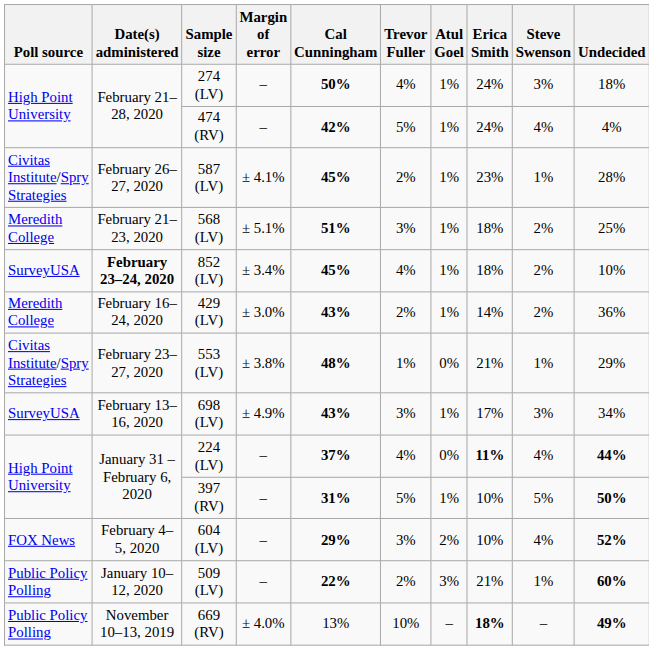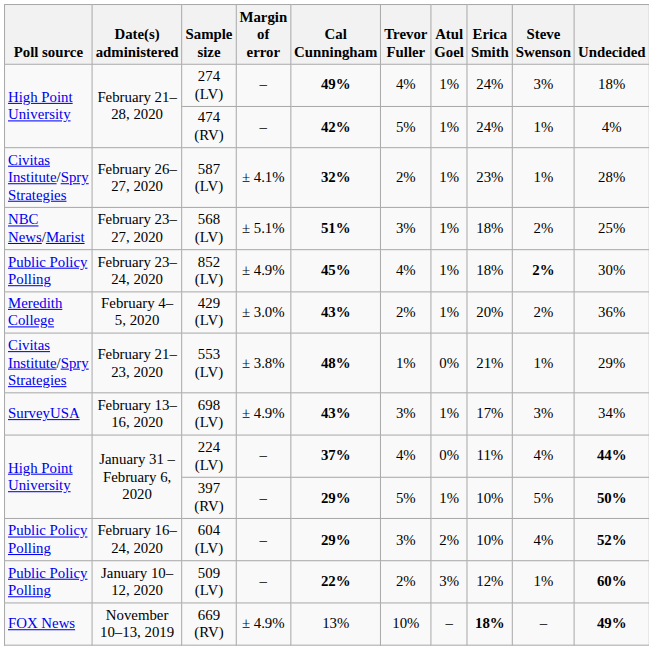(336, 85) 50% -> (336, 85) 49%
(543, 127) 4% -> (543, 127) 1%
(336, 178) 45% -> (336, 178) 32%
(35, 228) Meredith College -> (46, 228) NBC News/Marist
(137, 228) February 21–23, 2020 -> (137, 228) February 23–27, 2020
(44, 270) SurveyUSA -> (48, 270) Public Policy Polling
(137, 270) bold -> (137, 270) normal
(263, 270) ± 3.4% -> (263, 270) ± 4.9%
(543, 270) normal -> (543, 270) bold
(612, 270) 10% -> (612, 270) 30%
(137, 312) February 16–24, 2020 -> (137, 312) February 4–5, 2020
(490, 312) 14% -> (490, 312) 20%
(137, 363) February 23–27, 2020 -> (137, 363) February 21–23, 2020
(490, 456) bold -> (490, 456) normal
(336, 498) 31% -> (336, 498) 29%
(42, 540) FOX News -> (48, 540) Public Policy Polling
(137, 540) February 4–5, 2020 -> (137, 540) February 16–24, 2020
(490, 582) 21% -> (490, 582) 12%
(48, 624) Public Policy Polling -> (42, 624) FOX News
(263, 624) ± 4.0% -> (263, 624) ± 4.9%
